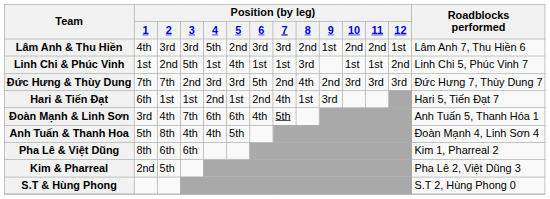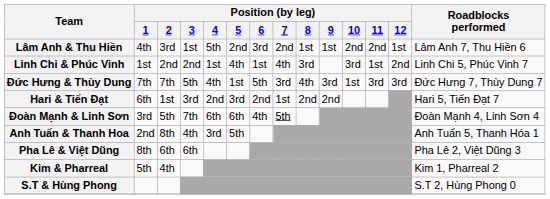(191, 47) 3rd -> (190, 47) 1st
(283, 47) 3rd -> (285, 47) 2nd
(308, 47) 2nd -> (306, 47) 1st
(190, 64) 5th -> (192, 64) 2nd
(283, 64) 1st -> (283, 64) 4th
(352, 64) 1st -> (353, 64) 3rd
(192, 82) 2nd -> (190, 82) 5th
(214, 82) 3rd -> (213, 82) 4th
(237, 82) 3rd -> (236, 82) 1st
(285, 82) 2nd -> (283, 82) 3rd
(331, 82) 2nd -> (330, 82) 3rd
(353, 82) 3rd -> (352, 82) 1st
(190, 99) 1st -> (191, 99) 3rd
(236, 99) 1st -> (237, 99) 3rd
(283, 99) 4th -> (283, 99) 1st
(306, 99) 1st -> (308, 99) 2nd
(330, 99) 3rd -> (331, 99) 2nd
(167, 116) 4th -> (167, 116) 5th
(477, 116) Anh Tuấn 5, Thanh Hóa 1 -> (477, 116) Đoàn Mạnh 4, Linh Sơn 4
(144, 133) 5th -> (145, 133) 2nd
(213, 133) 4th -> (214, 133) 3rd
(477, 133) Đoàn Mạnh 4, Linh Sơn 4 -> (477, 133) Anh Tuấn 5, Thanh Hóa 1
(457, 151) Kim 1, Pharreal 2 -> (468, 151) Pha Lê 2, Việt Dũng 3
(145, 168) 2nd -> (144, 168) 5th
(167, 168) 5th -> (167, 168) 4th
(468, 168) Pha Lê 2, Việt Dũng 3 -> (457, 168) Kim 1, Pharreal 2
